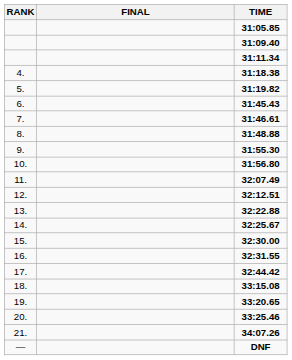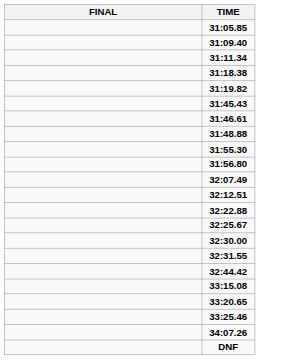- column: (21, 12)
